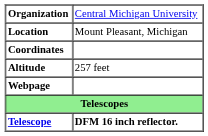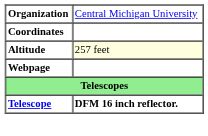- row: (28, 31)
(92, 68) no background -> (92, 50) lightyellow background
